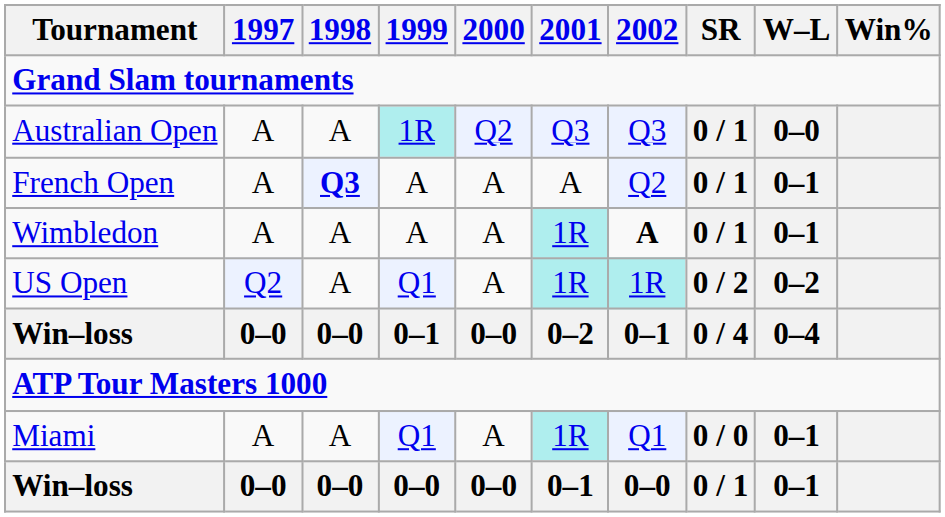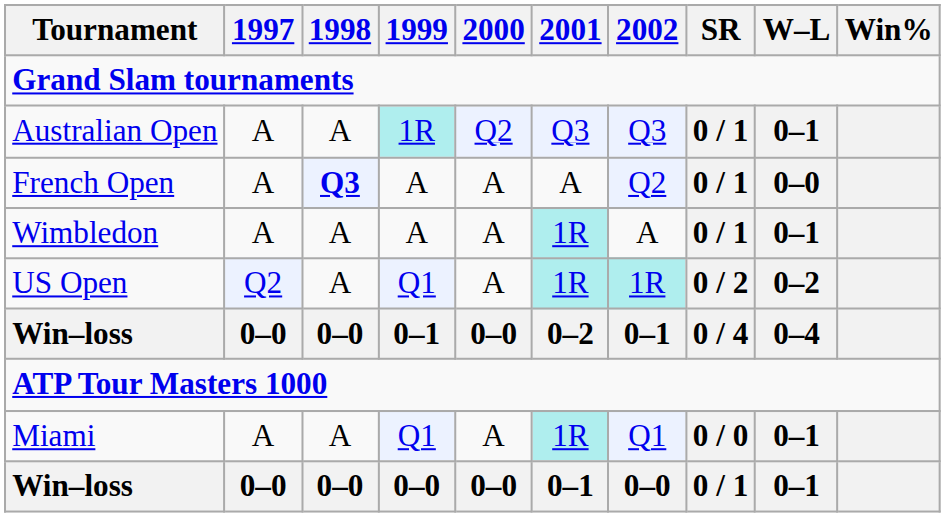(797, 130) 0–0 -> (797, 130) 0–1
(797, 181) 0–1 -> (797, 181) 0–0
(647, 231) bold -> (647, 231) normal
